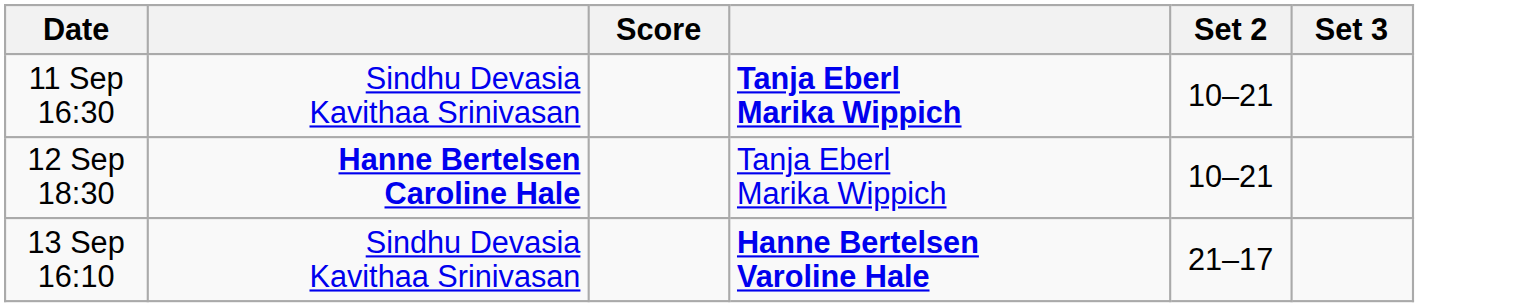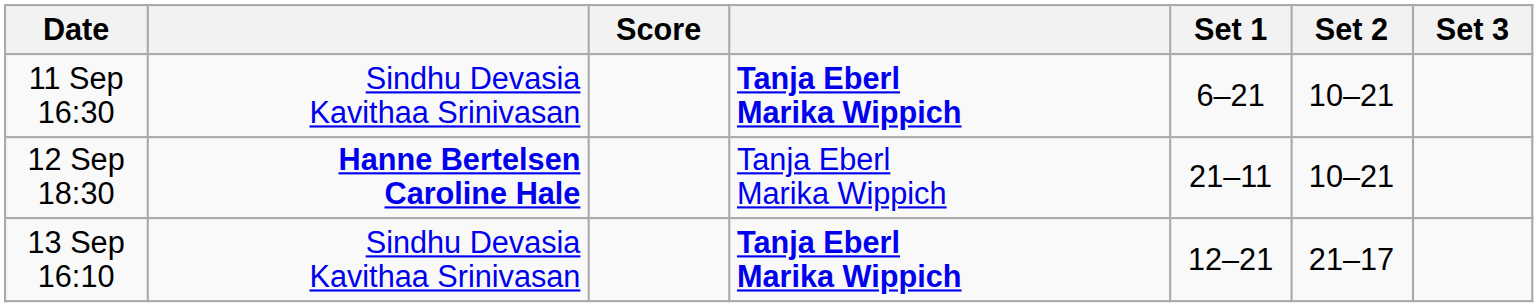+ column: (1231, 30)
(858, 260) Hanne Bertelsen Varoline Hale -> (849, 260) Tanja Eberl Marika Wippich
